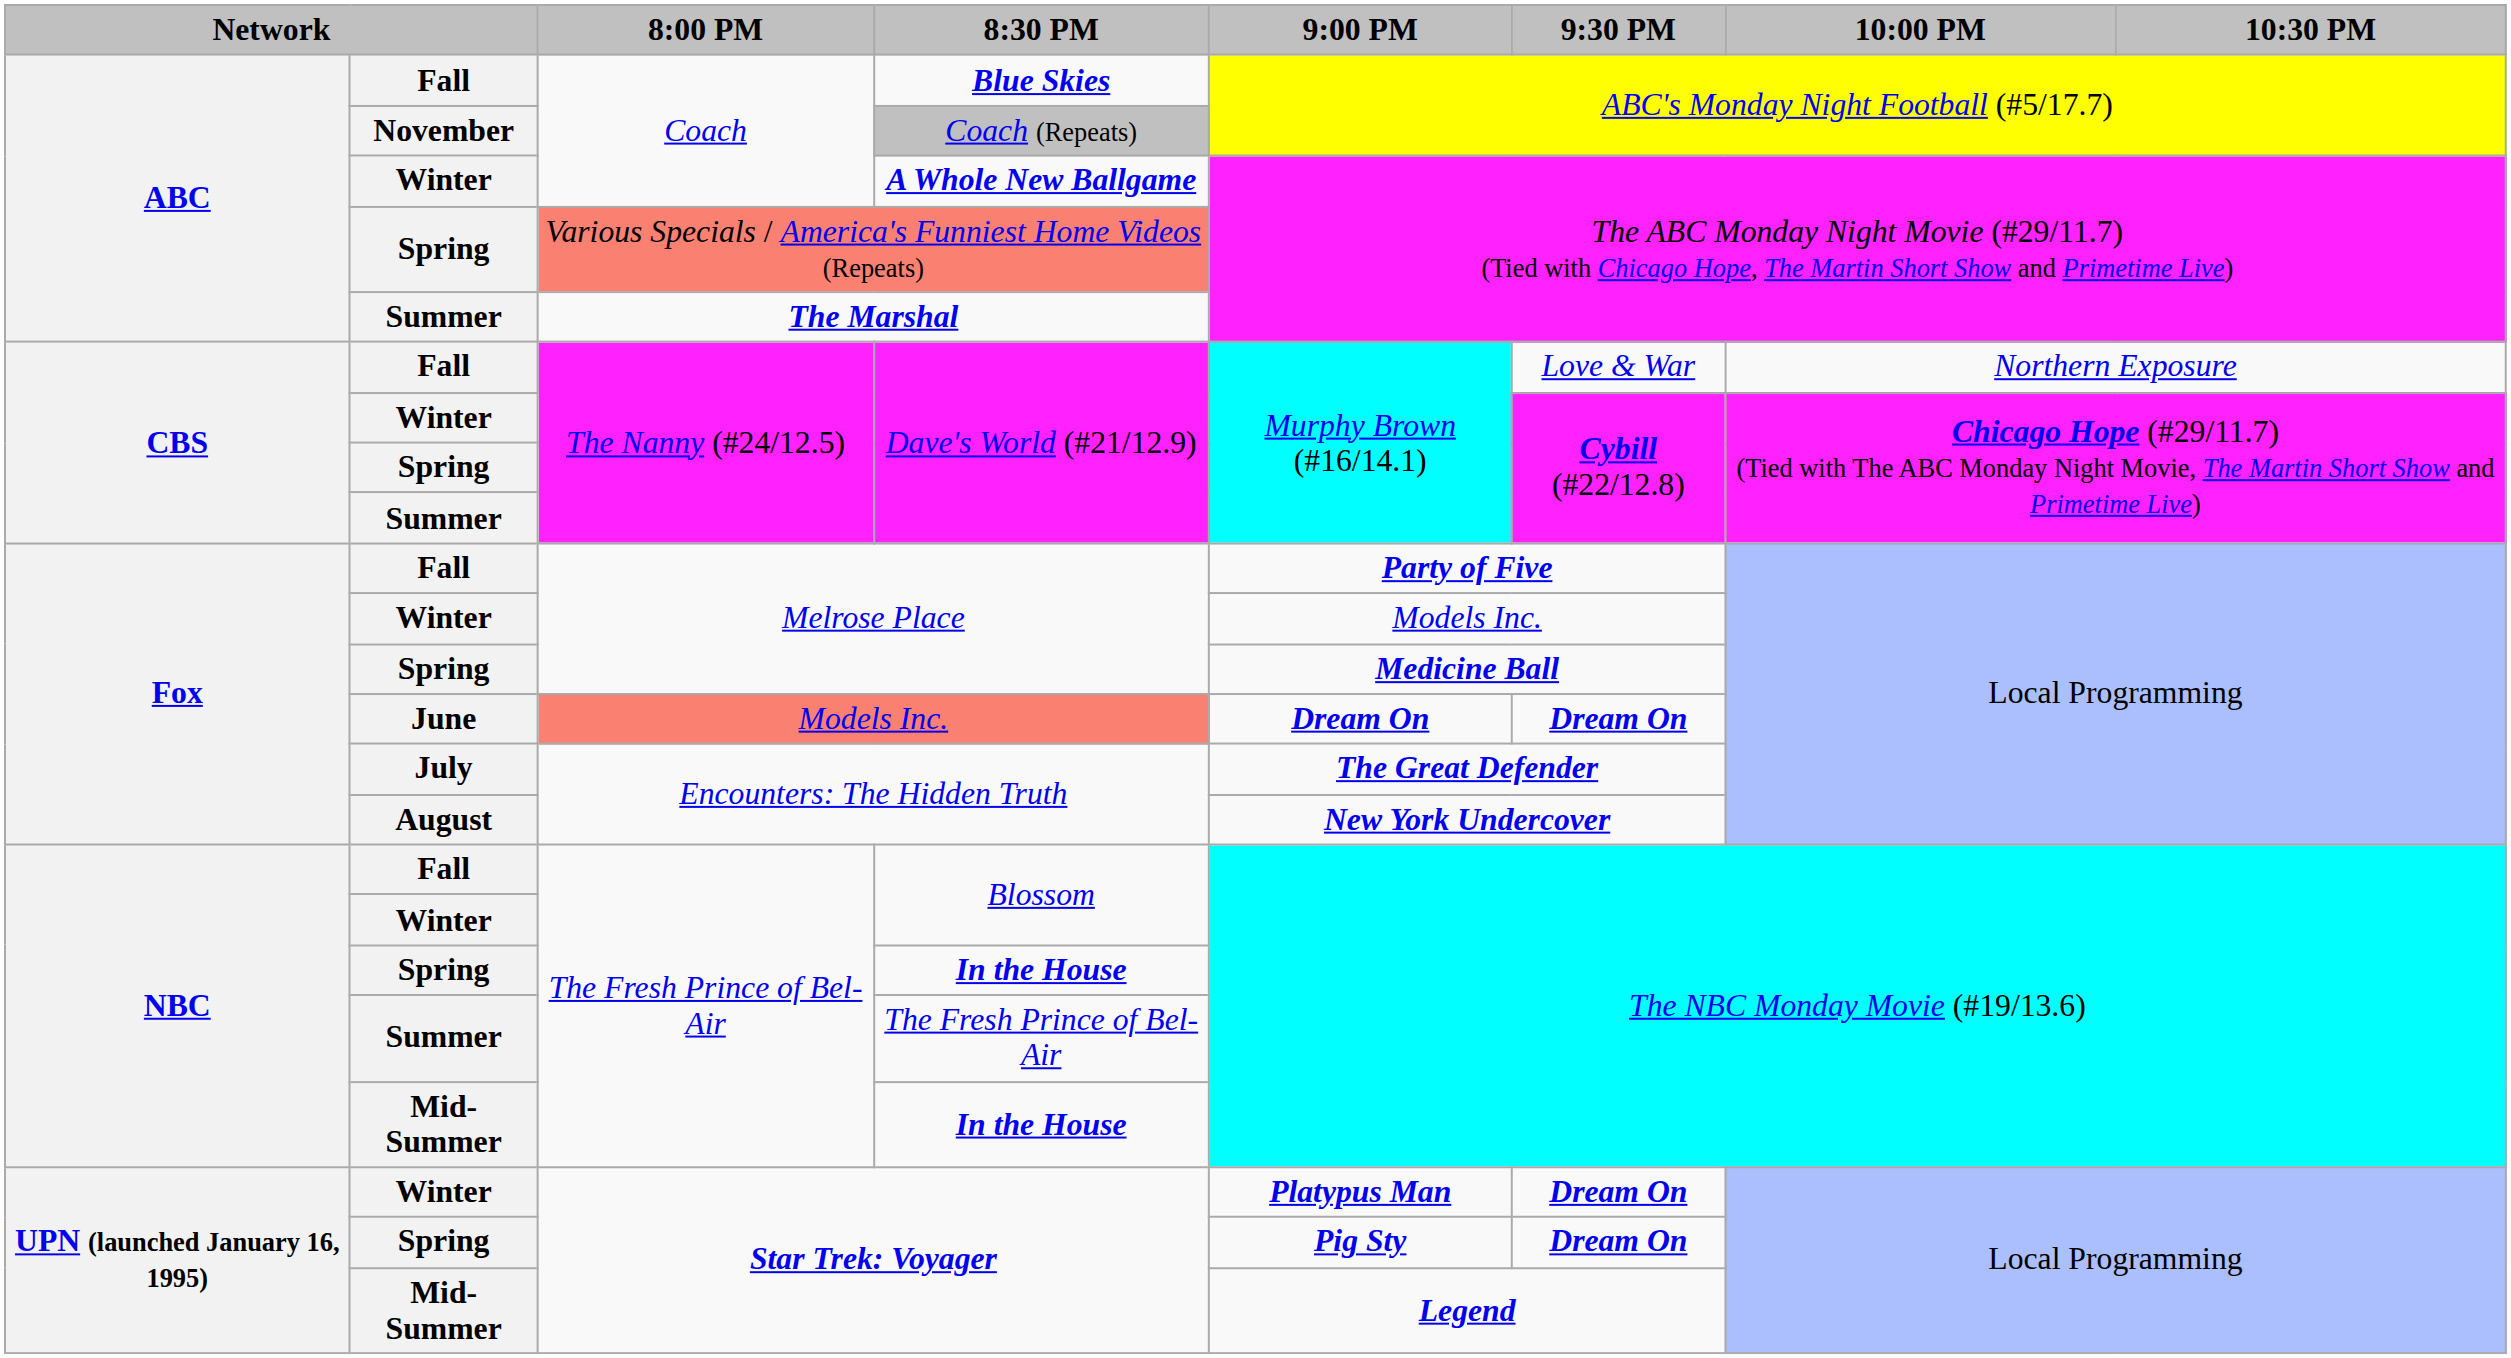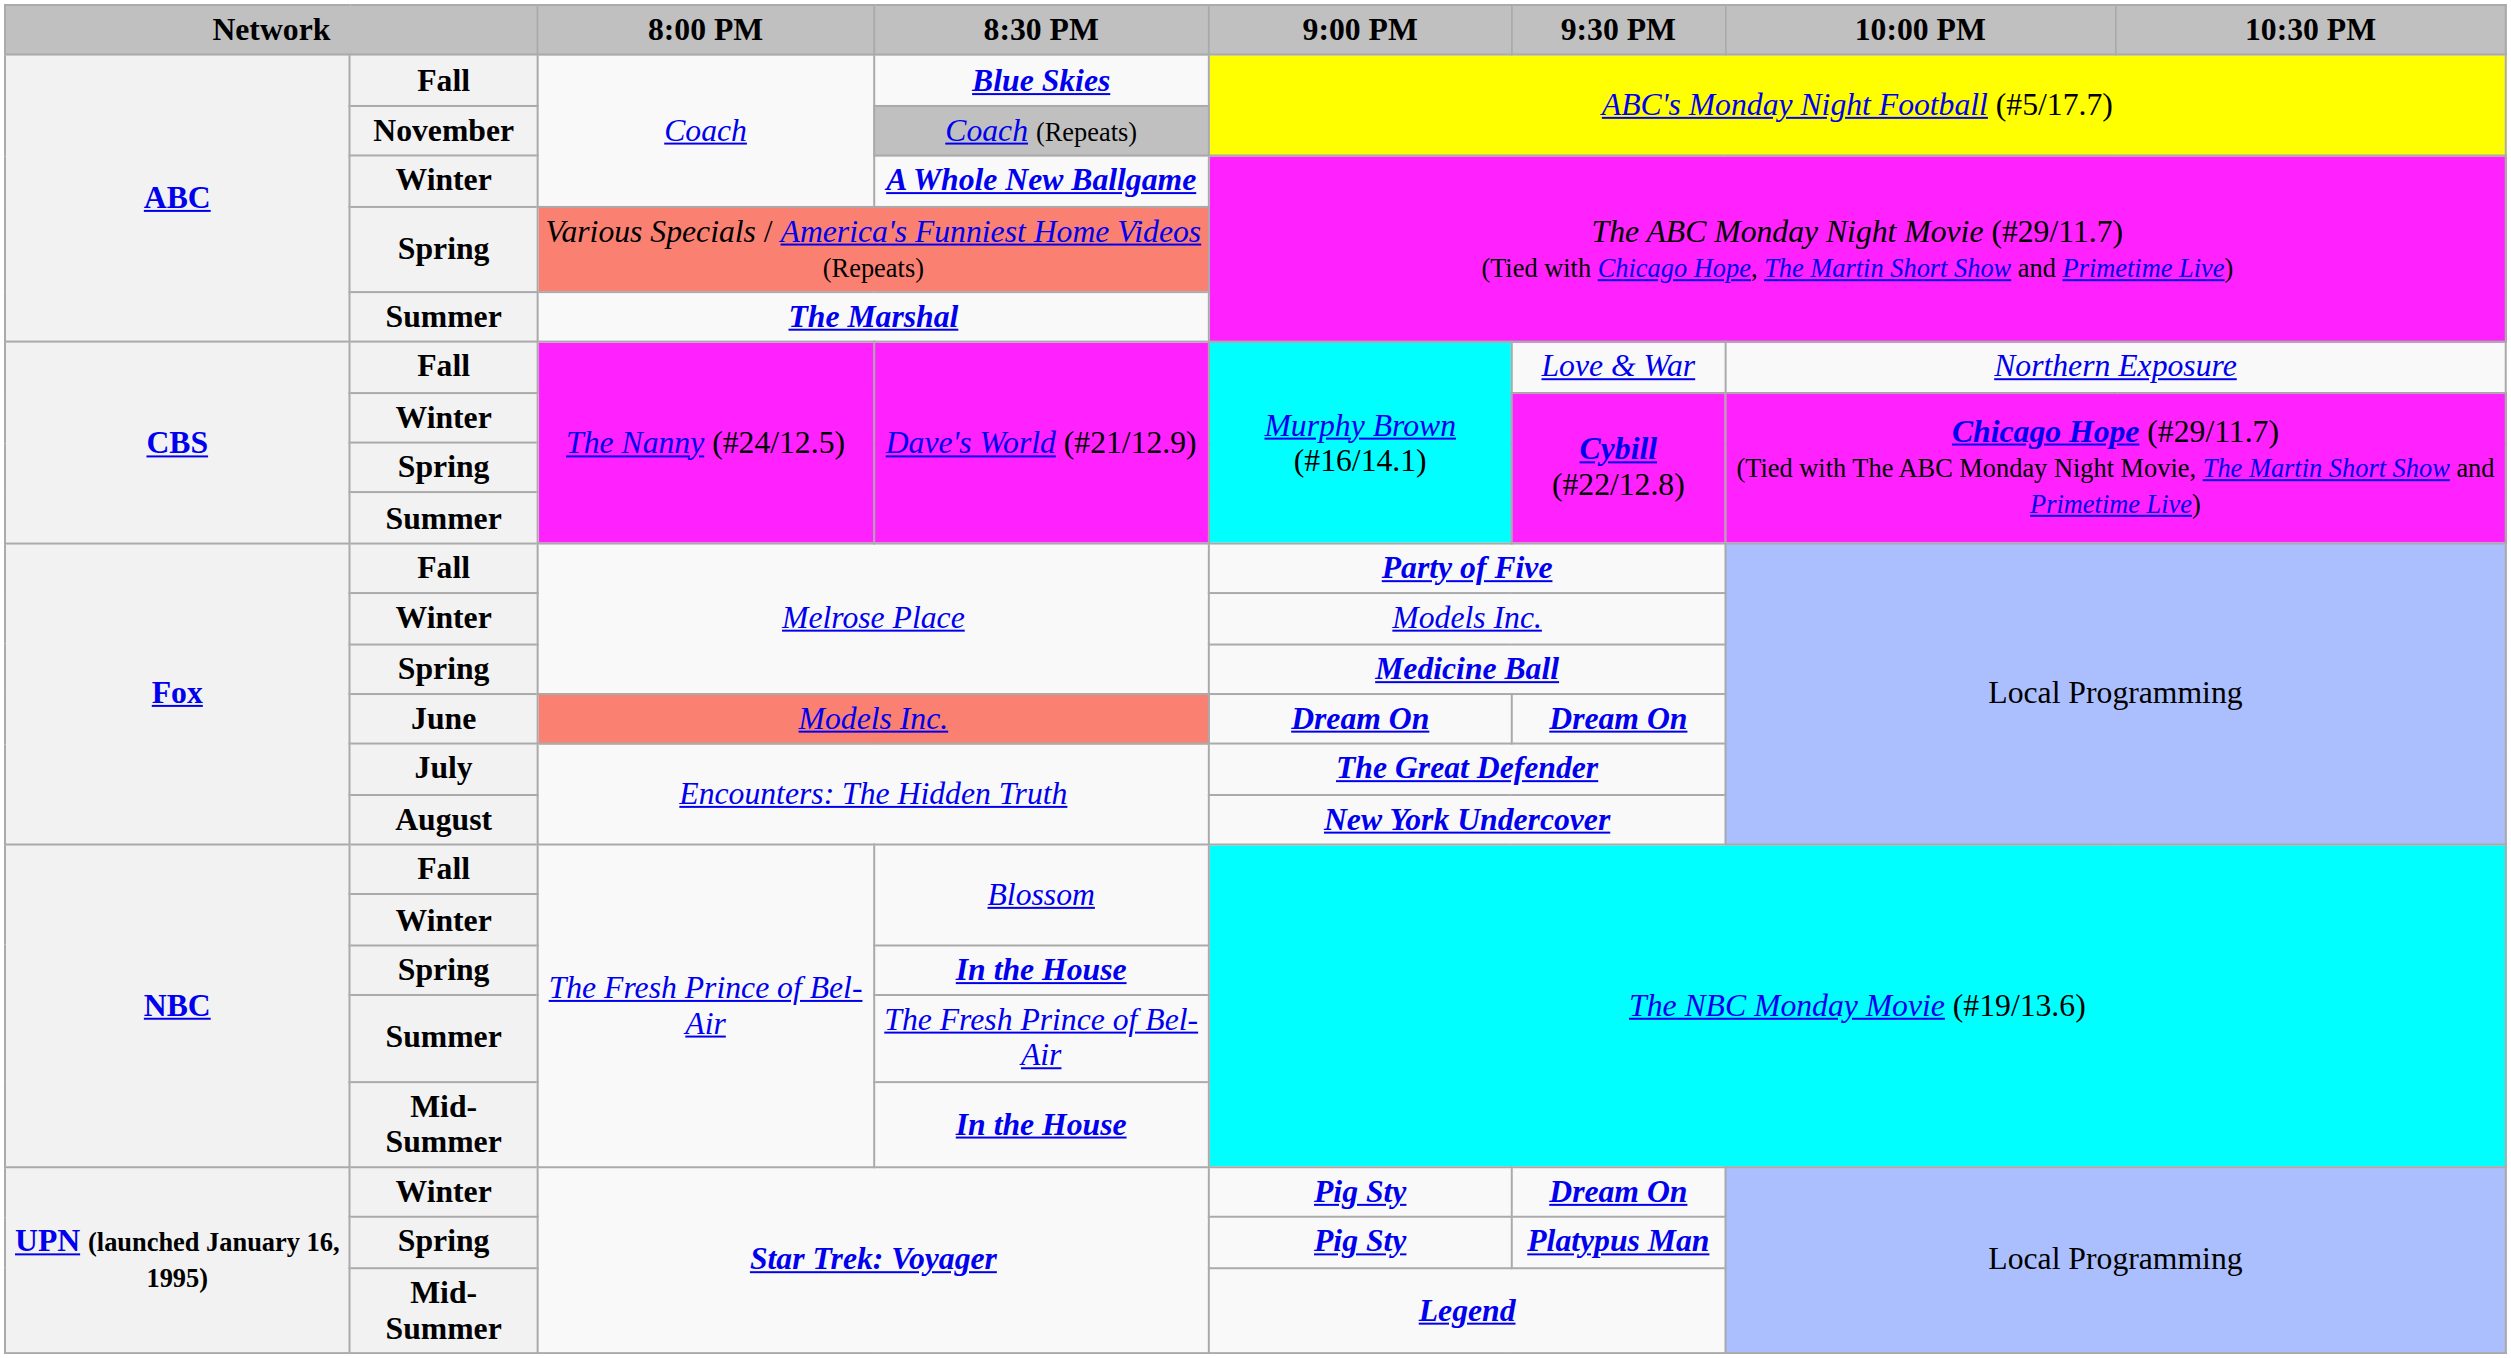(1360, 1191) Platypus Man -> (1360, 1191) Pig Sty
(1618, 1241) Dream On -> (1618, 1241) Platypus Man
